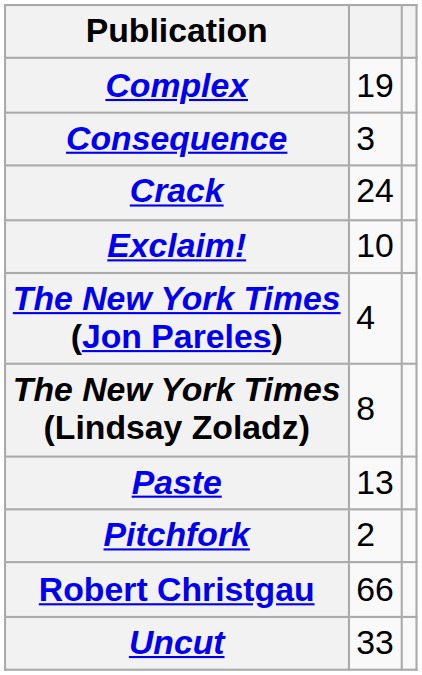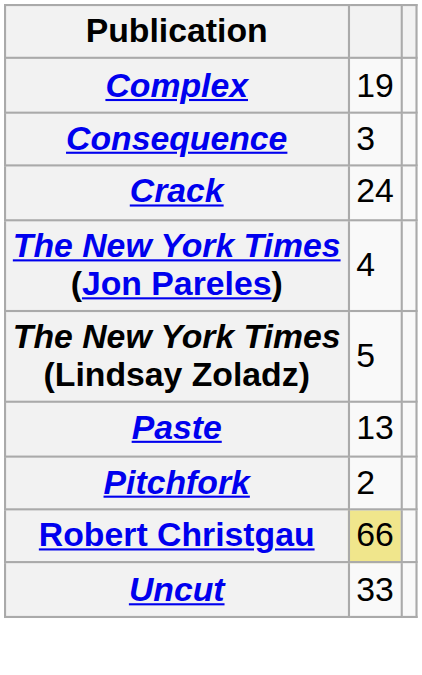- row: (177, 245)
(366, 409) 8 -> (366, 355) 5
(375, 589) no background -> (375, 535) khaki background
